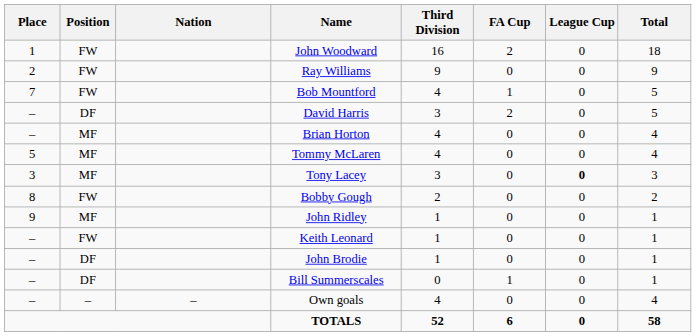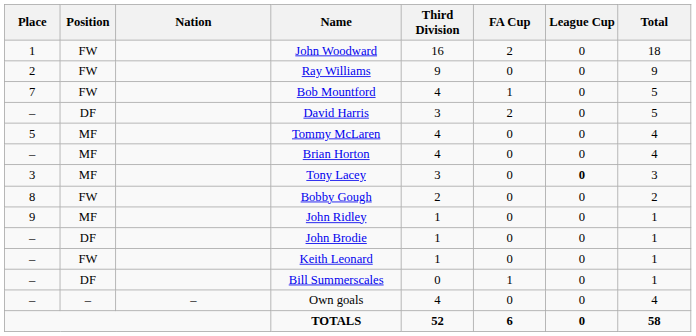rows swapped: (336, 154) <-> (336, 134)
rows swapped: (336, 258) <-> (336, 238)
